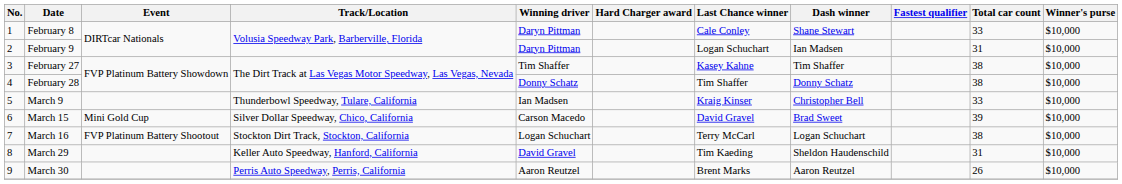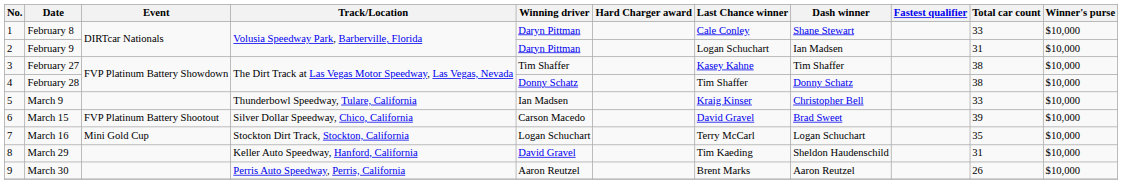(117, 117) Mini Gold Cup -> (152, 117) FVP Platinum Battery Shootout
(152, 135) FVP Platinum Battery Shootout -> (117, 135) Mini Gold Cup
(978, 135) 38 -> (978, 135) 35
